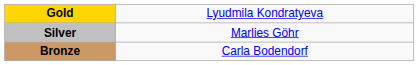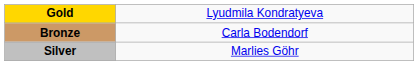rows swapped: (60, 32) <-> (60, 51)
